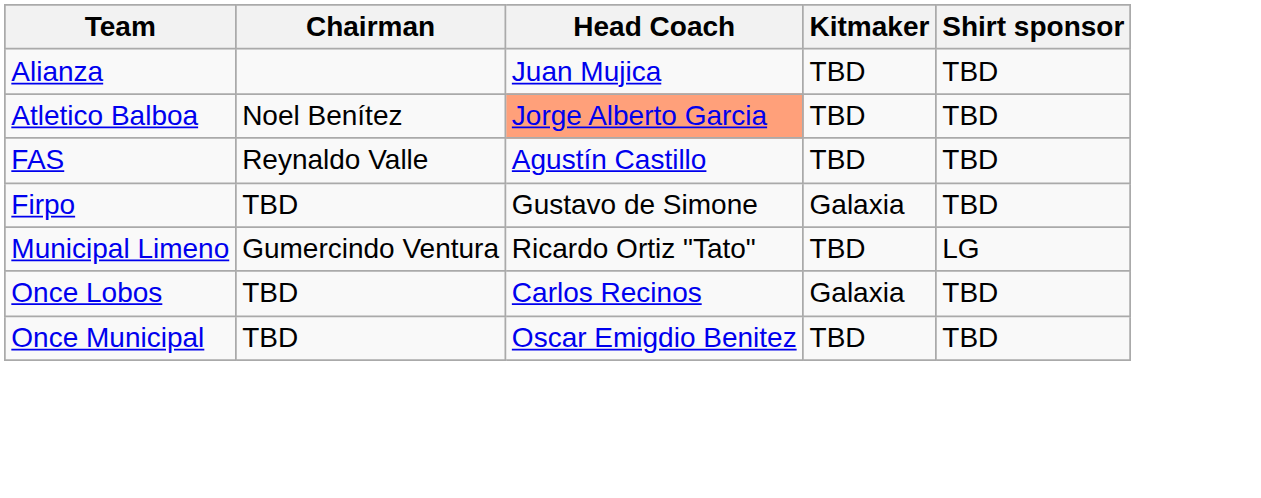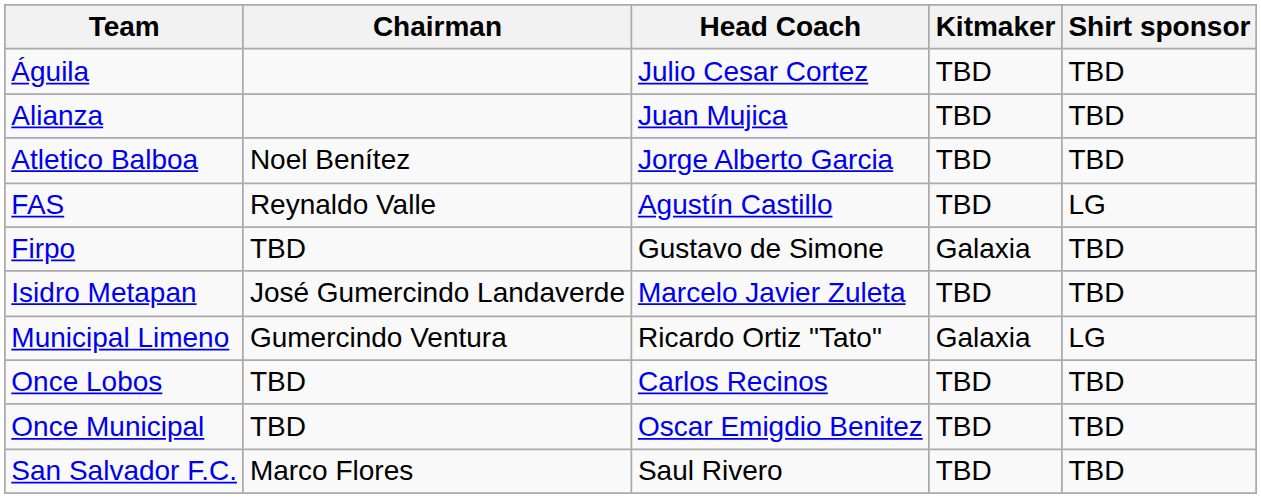+ row: (50, 71)
(639, 115) lightsalmon background -> (766, 159) no background
(970, 159) TBD -> (1087, 204) LG
+ row: (104, 293)
(838, 248) TBD -> (983, 337) Galaxia
(857, 293) Galaxia -> (964, 381) TBD
+ row: (124, 470)
